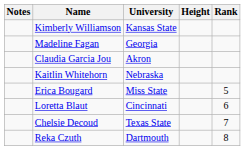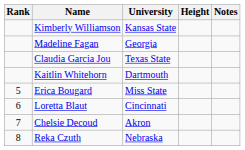columns swapped: (226, 12) <-> (18, 12)
(138, 59) Akron -> (148, 59) Texas State
(144, 75) Nebraska -> (147, 75) Dartmouth
(148, 122) Texas State -> (138, 122) Akron
(147, 138) Dartmouth -> (144, 138) Nebraska
